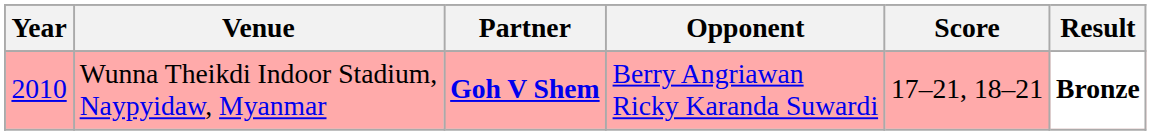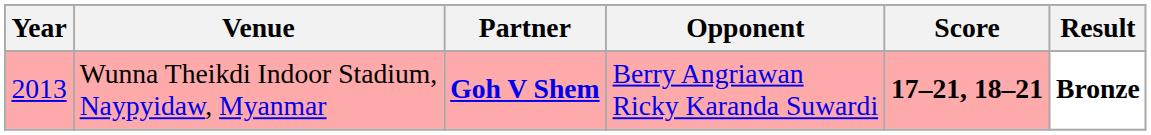(39, 89) 2010 -> (39, 89) 2013
(967, 89) normal -> (967, 89) bold
